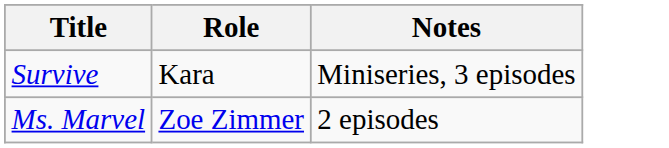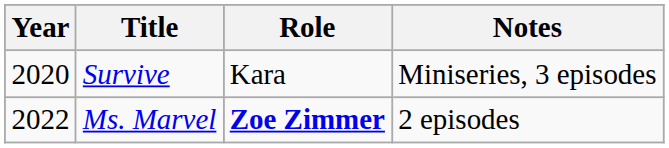+ column: (41, 27)
(231, 119) normal -> (307, 119) bold
